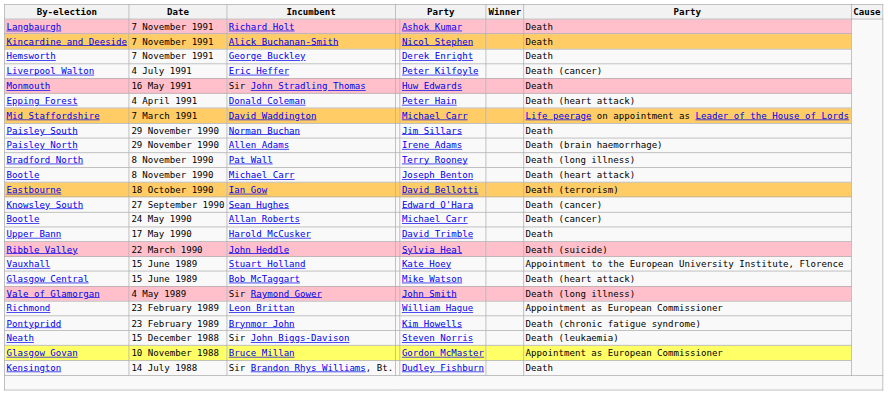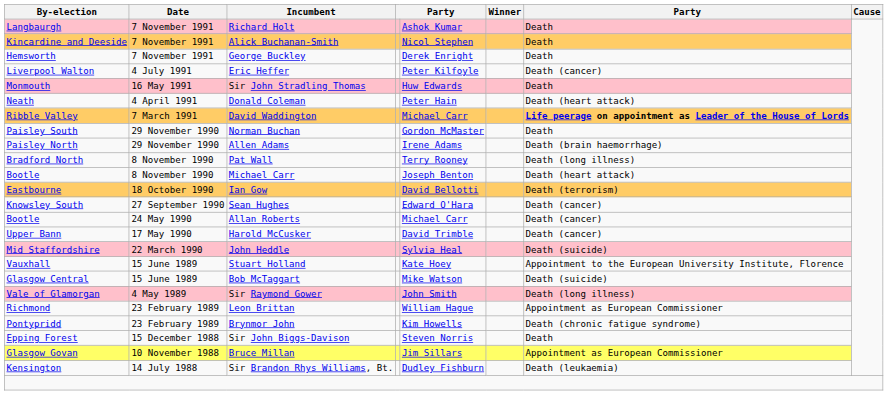(42, 101) Epping Forest -> (20, 101) Neath
(53, 116) Mid Staffordshire -> (42, 116) Ribble Valley
(687, 116) normal -> (687, 116) bold
(432, 130) Jim Sillars -> (443, 130) Gordon McMaster
(539, 234) Death -> (564, 234) Death (cancer)
(42, 249) Ribble Valley -> (53, 249) Mid Staffordshire
(580, 279) Death (heart attack) -> (567, 279) Death (suicide)
(20, 338) Neath -> (42, 338) Epping Forest
(572, 338) Death (leukaemia) -> (539, 338) Death
(443, 353) Gordon McMaster -> (432, 353) Jim Sillars
(539, 368) Death -> (572, 368) Death (leukaemia)
